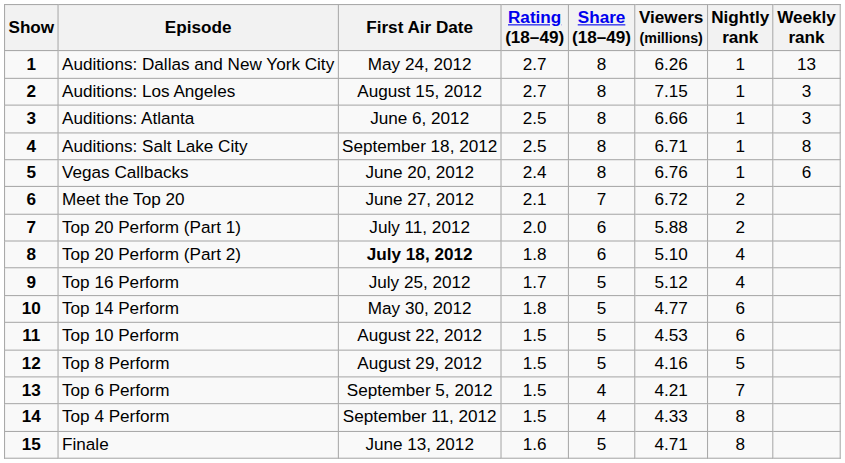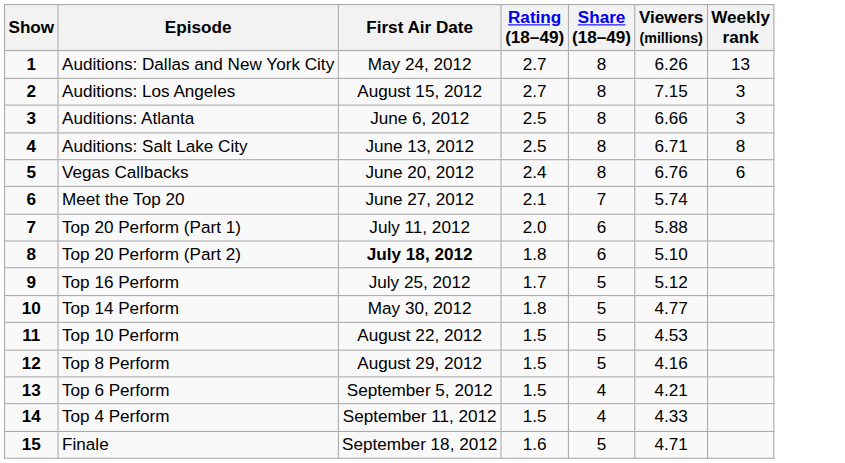- column: (740, 27)
(420, 145) September 18, 2012 -> (420, 145) June 13, 2012
(671, 200) 6.72 -> (671, 200) 5.74
(420, 444) June 13, 2012 -> (420, 444) September 18, 2012
